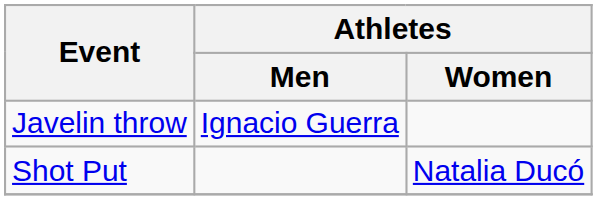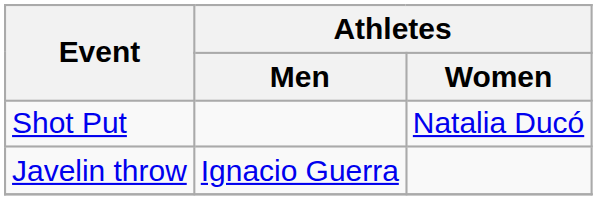rows swapped: (99, 124) <-> (69, 171)
